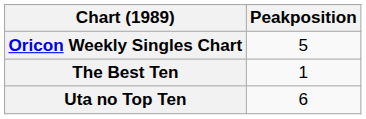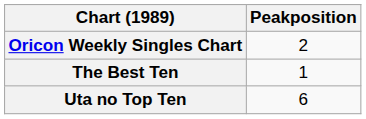(303, 45) 5 -> (303, 45) 2
